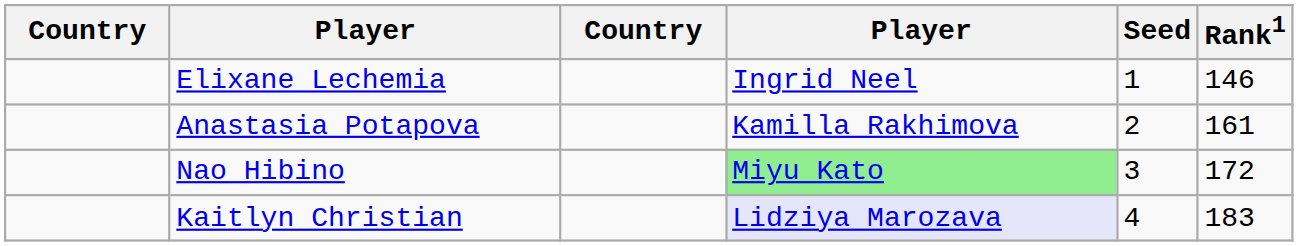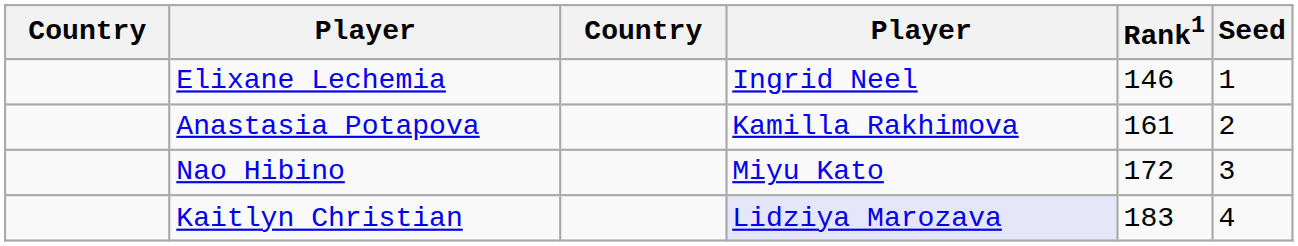columns swapped: (1245, 32) <-> (1157, 32)
(808, 172) lightgreen background -> (808, 172) no background
